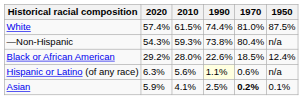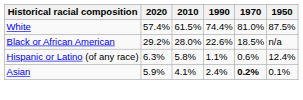- row: (40, 42)
(282, 57) 12.4% -> (275, 42) n/a
(185, 72) 5.6% -> (185, 57) 5.8%
(217, 72) lightyellow background -> (217, 57) no background
(275, 72) n/a -> (282, 57) 12.4%
(217, 87) 2.5% -> (217, 72) 2.4%
